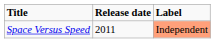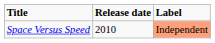(105, 29) 2011 -> (105, 29) 2010
